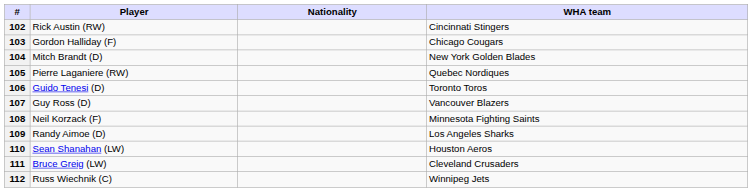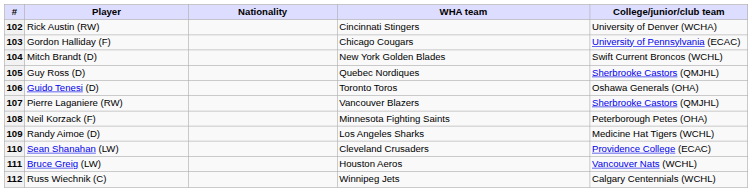+ column: (669, 12)
(80, 73) Pierre Laganiere (RW) -> (56, 73) Guy Ross (D)
(62, 103) Guy Ross (D) -> (75, 103) Pierre Laganiere (RW)
(460, 149) Houston Aeros -> (384, 149) Cleveland Crusaders
(474, 164) Cleveland Crusaders -> (371, 164) Houston Aeros
